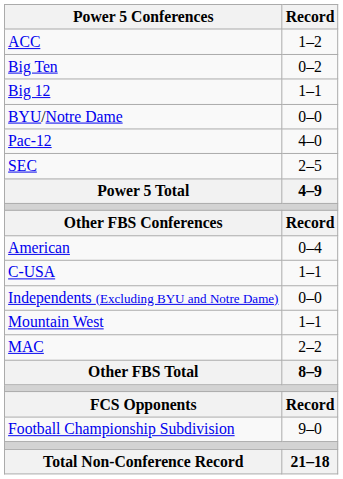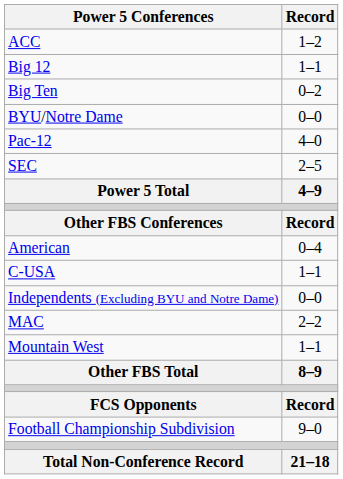rows swapped: (33, 66) <-> (29, 91)
rows swapped: (26, 347) <-> (56, 322)
